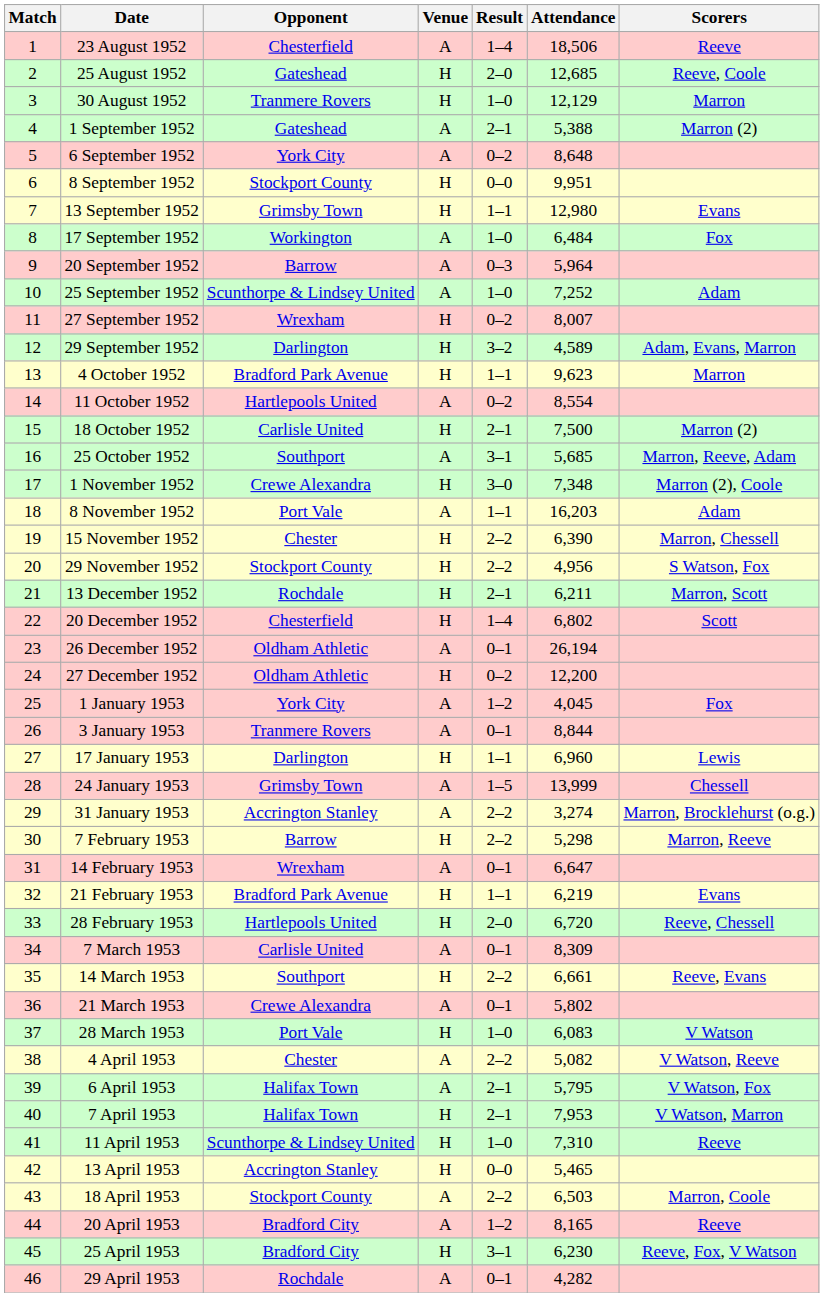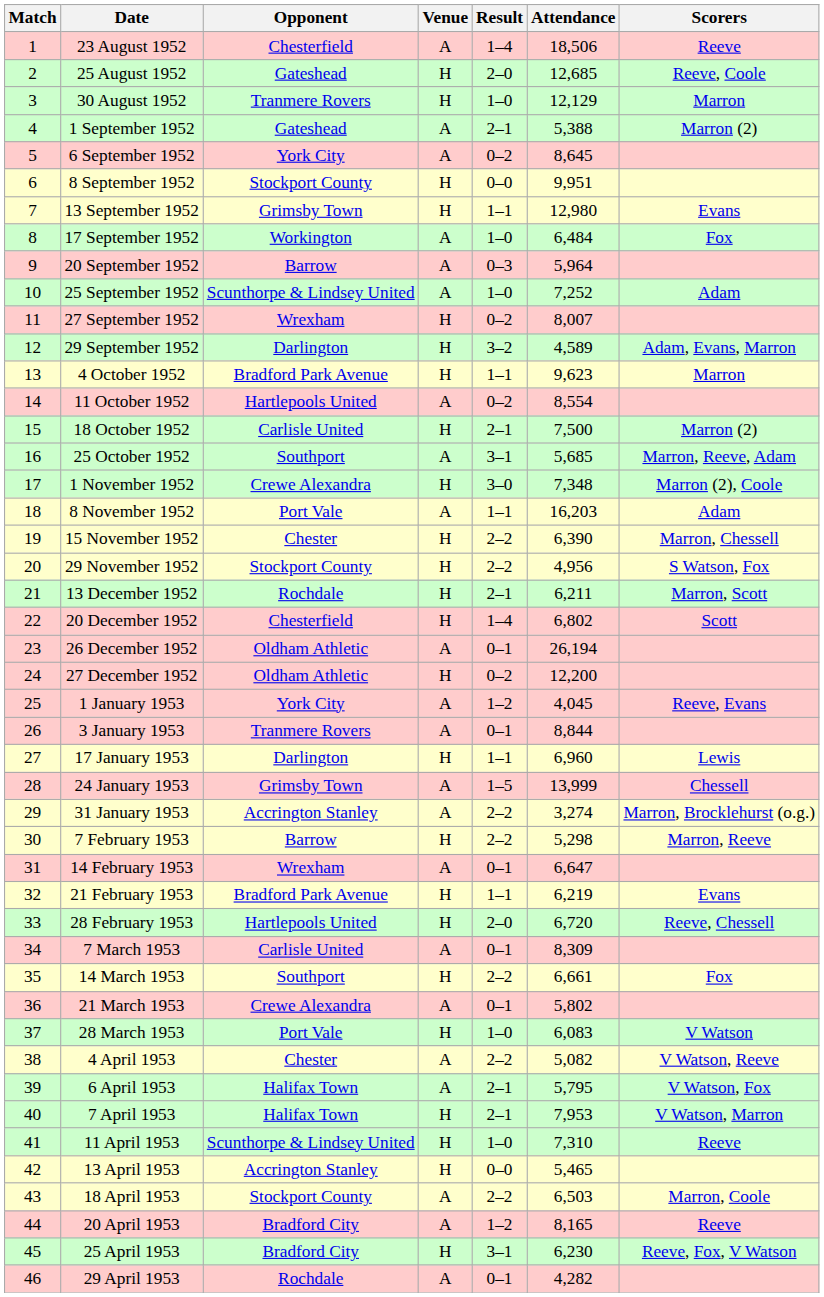(573, 155) 8,648 -> (573, 155) 8,645
(719, 703) Fox -> (719, 703) Reeve, Evans
(719, 977) Reeve, Evans -> (719, 977) Fox
